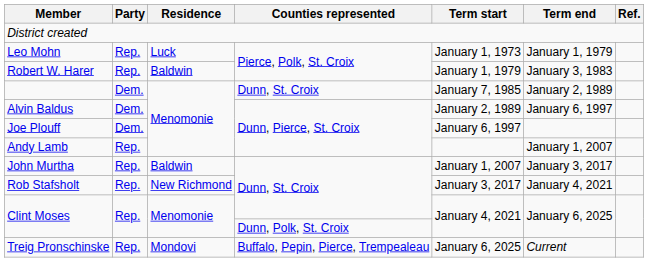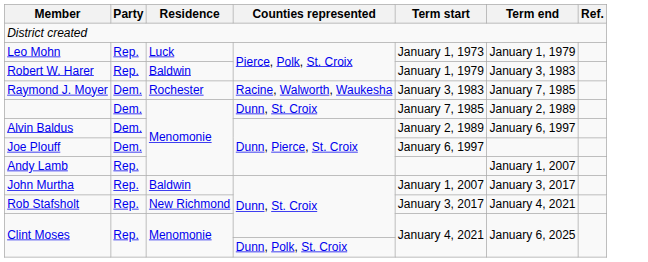+ row: (57, 90)
- row: (58, 247)
